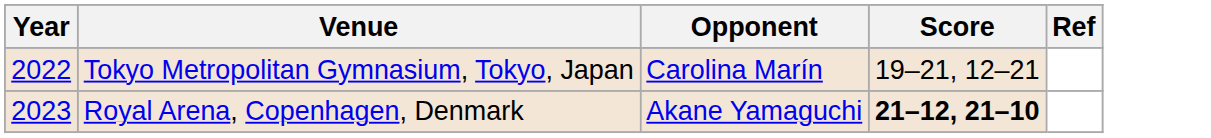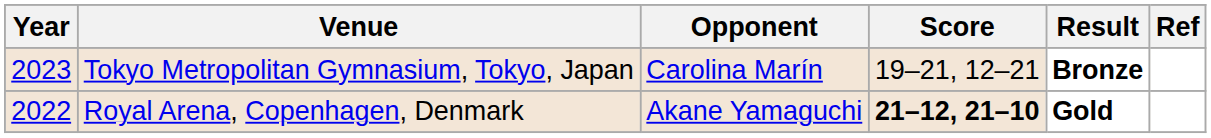+ column: (1098, 27)
(41, 69) 2022 -> (41, 69) 2023
(41, 112) 2023 -> (41, 112) 2022
